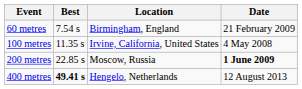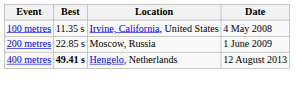- row: (26, 28)
(249, 60) bold -> (248, 44) normal
